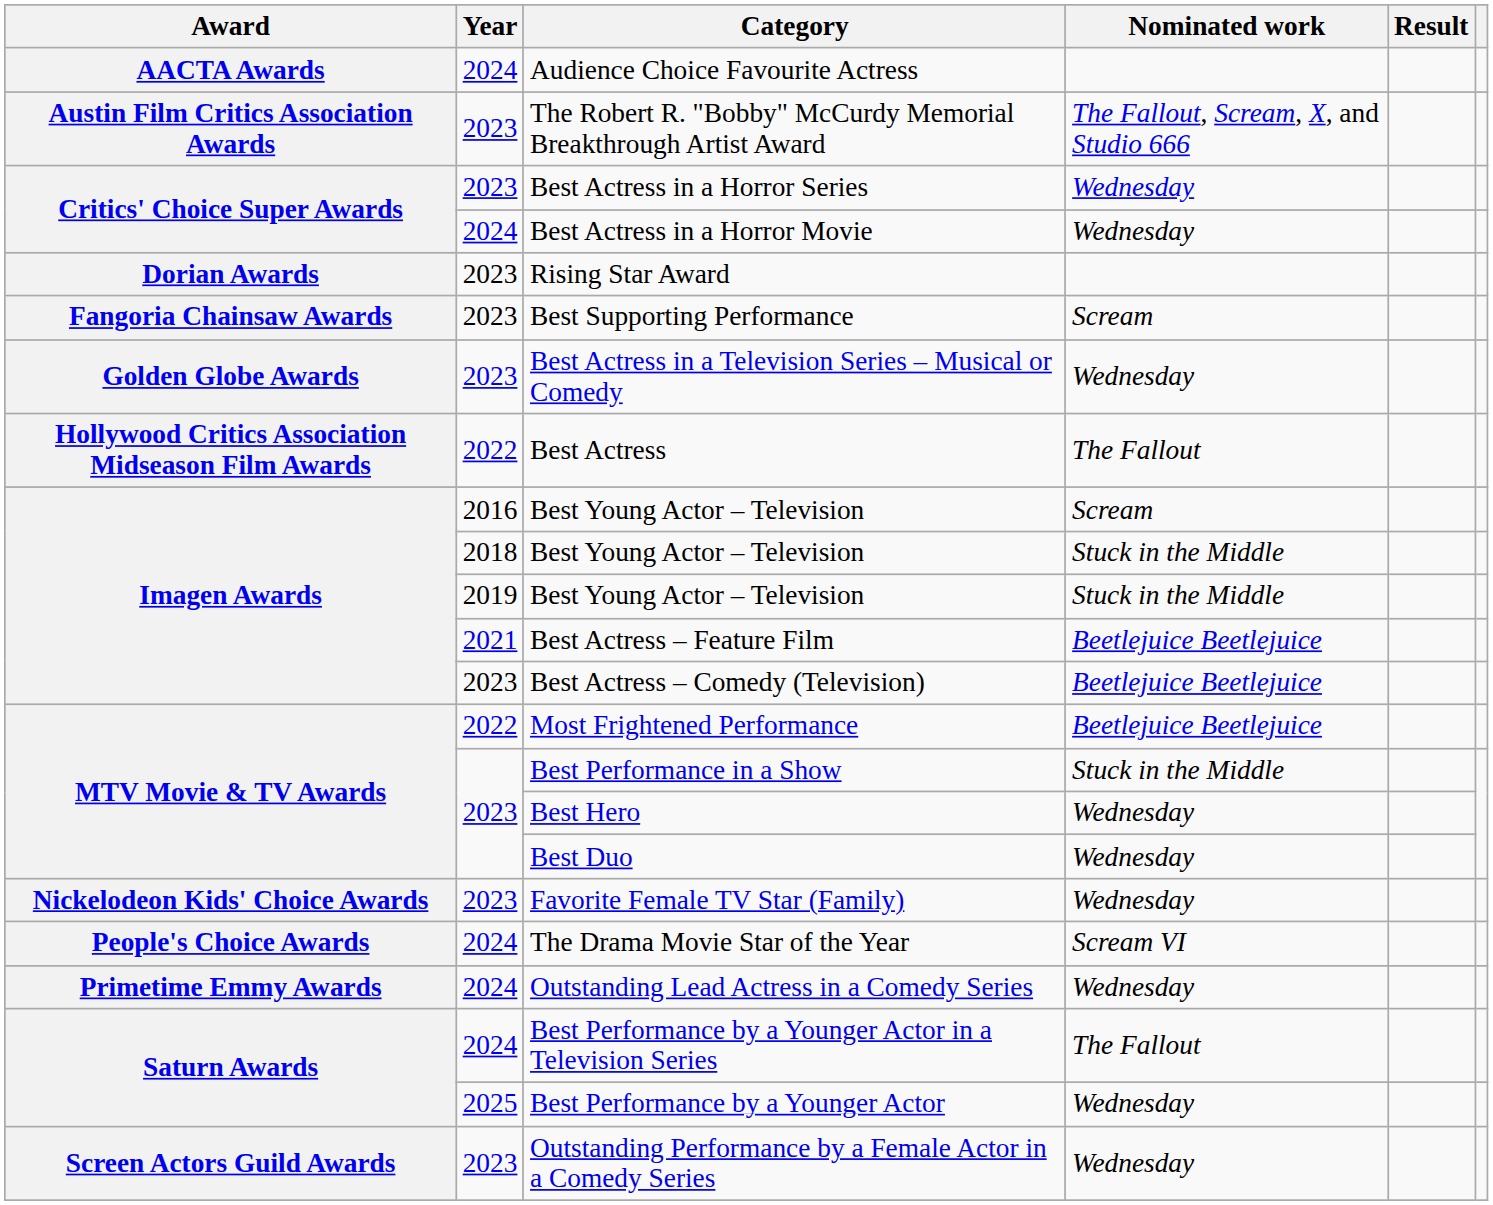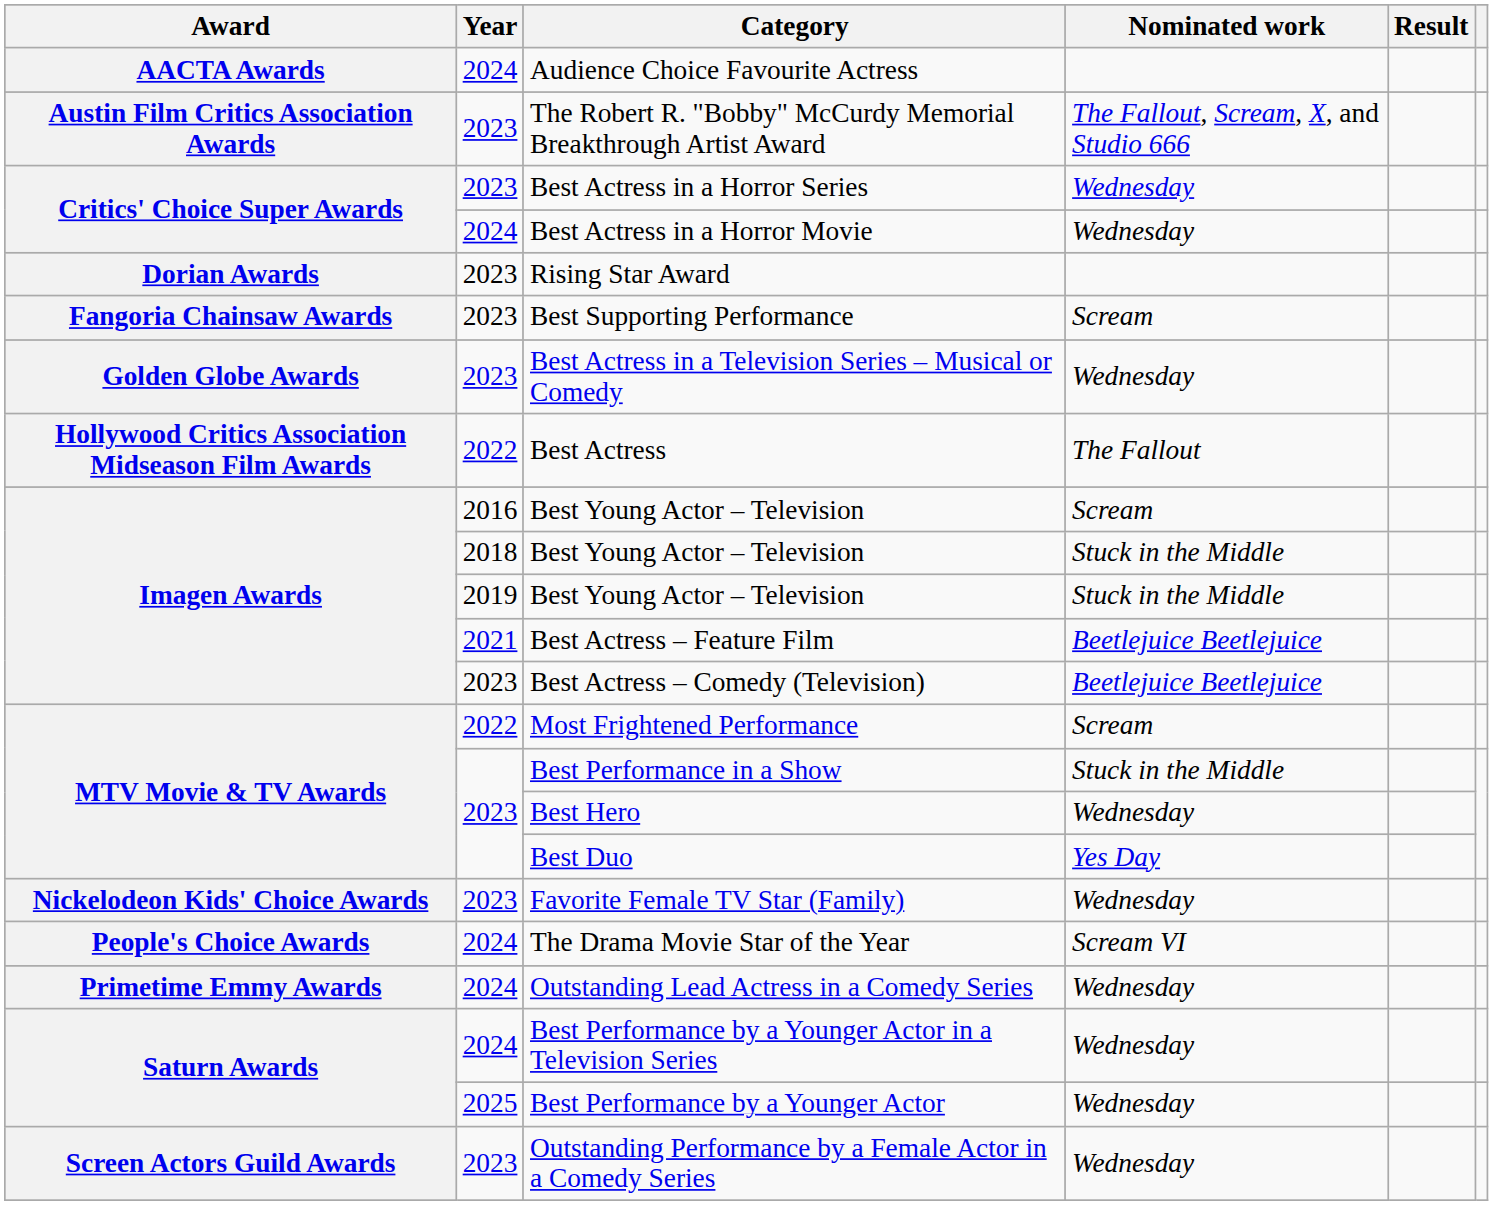(1197, 726) Beetlejuice Beetlejuice -> (1113, 726) Scream
(1133, 856) Wednesday -> (1116, 856) Yes Day
(1136, 1045) The Fallout -> (1133, 1045) Wednesday
